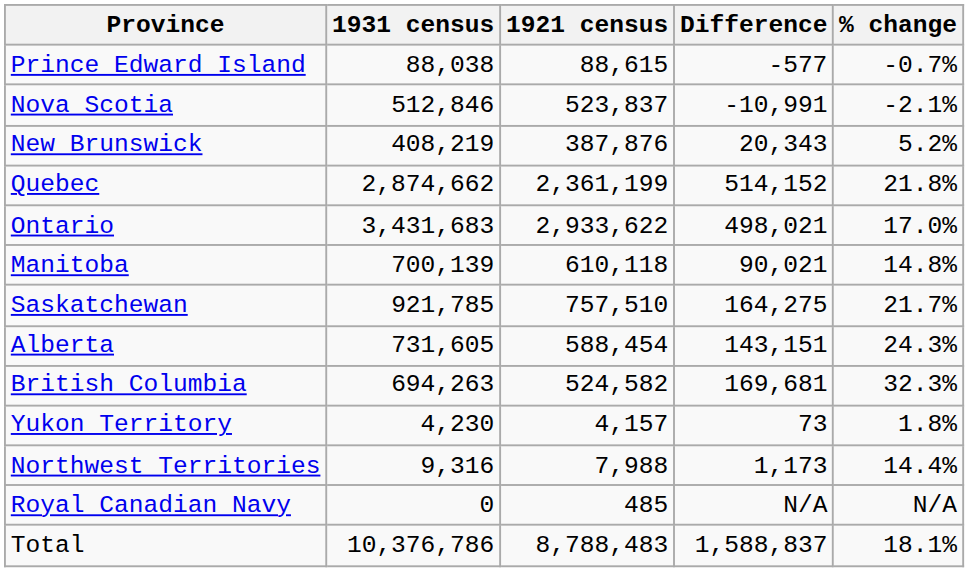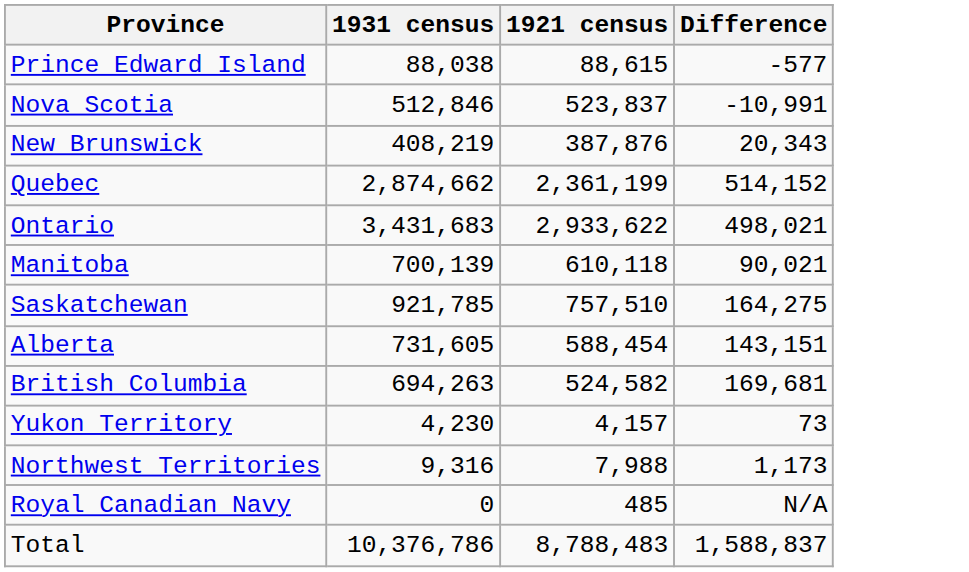- column: (898, 25)
